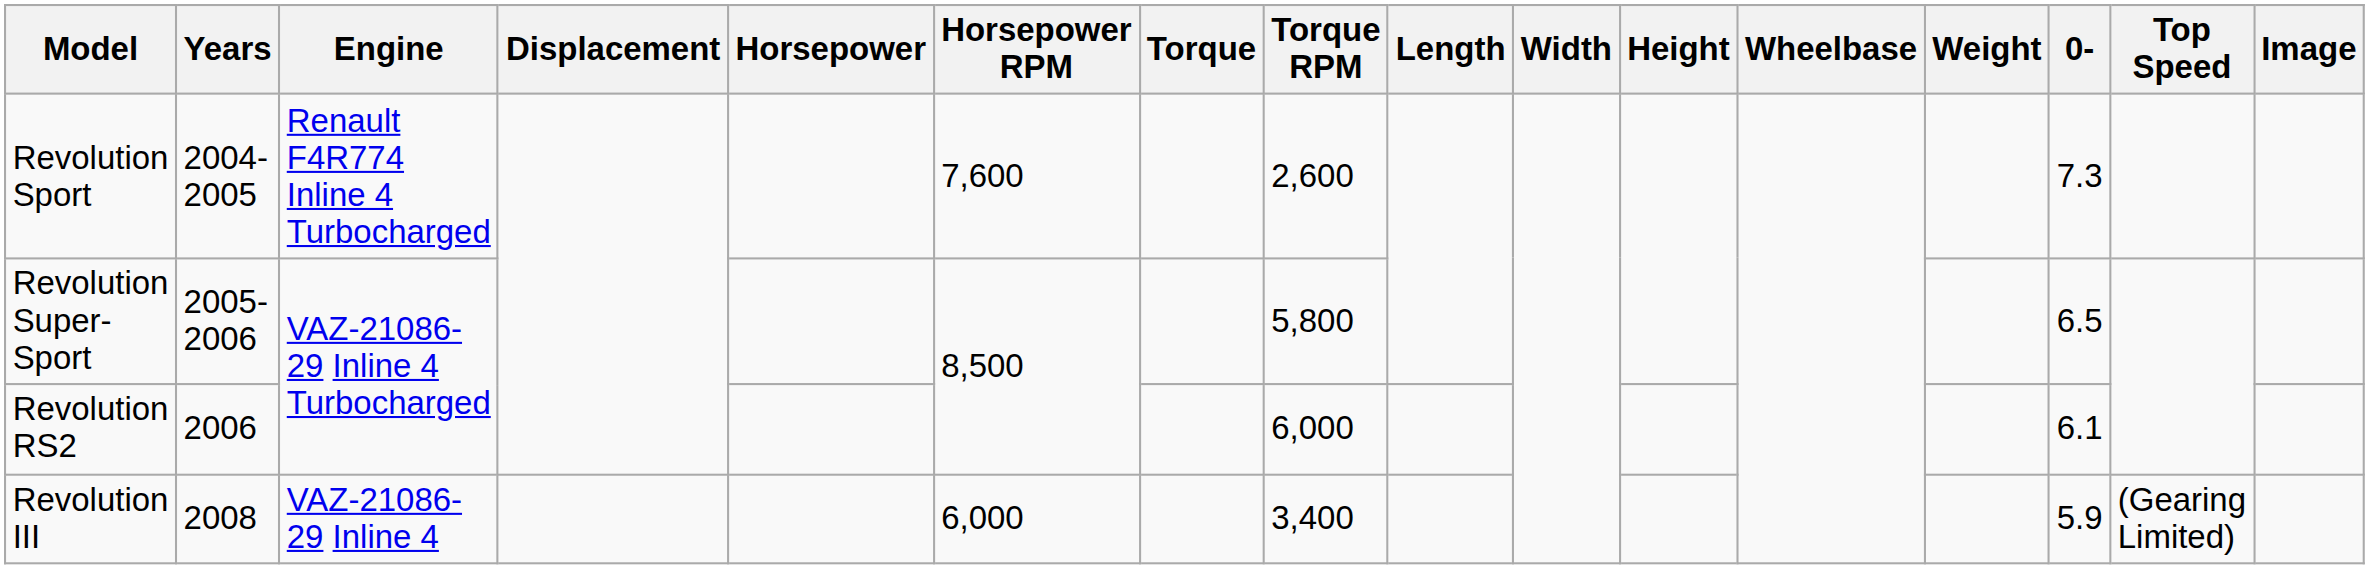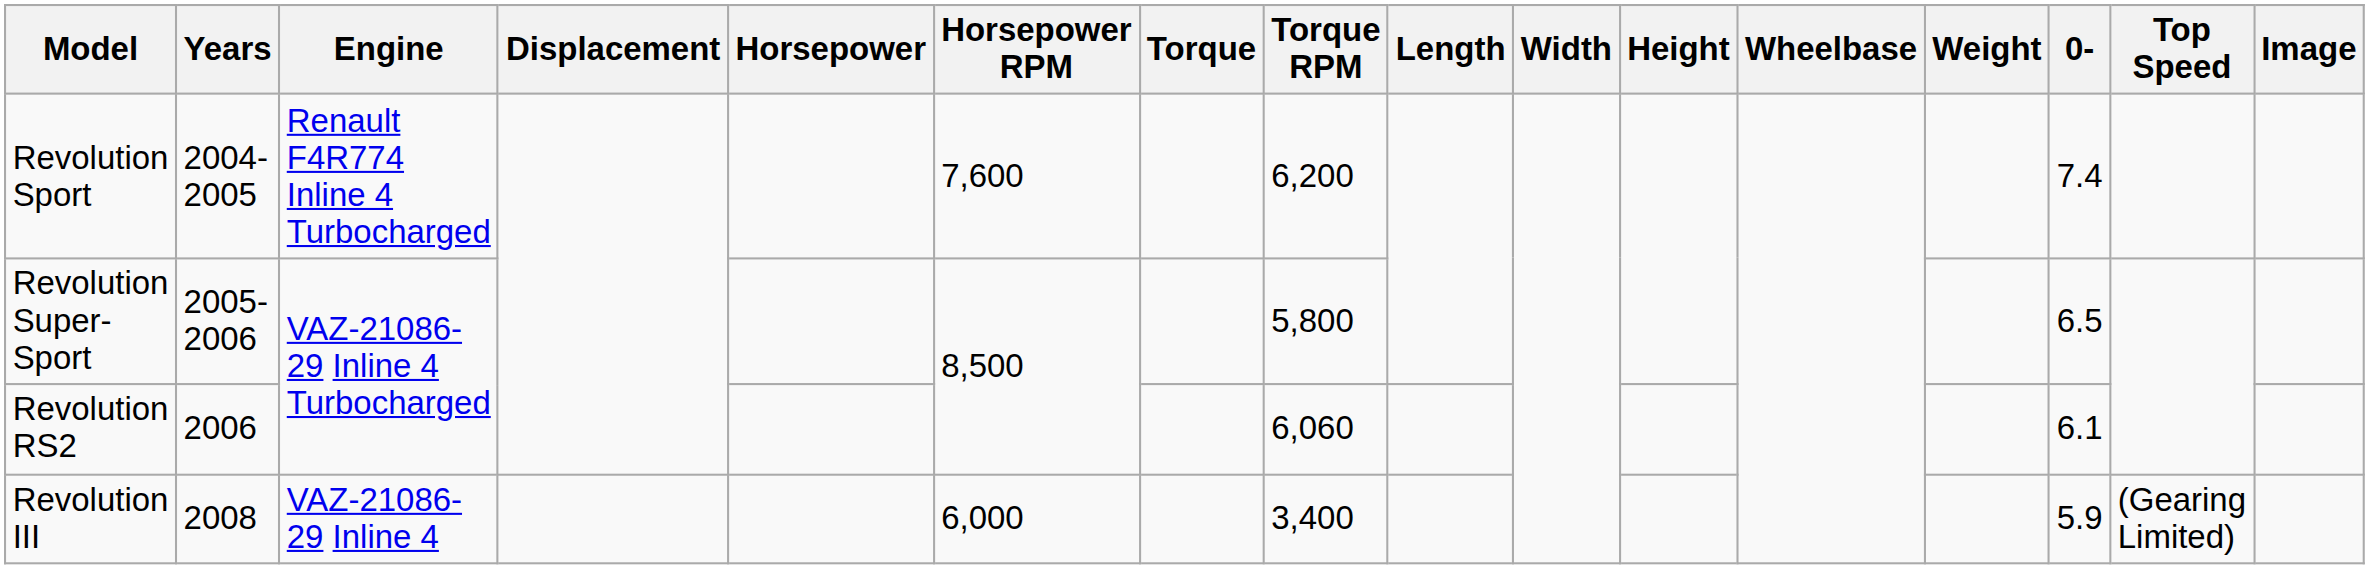(1313, 175) 2,600 -> (1313, 175) 6,200
(2080, 175) 7.3 -> (2080, 175) 7.4
(1313, 428) 6,000 -> (1313, 428) 6,060
